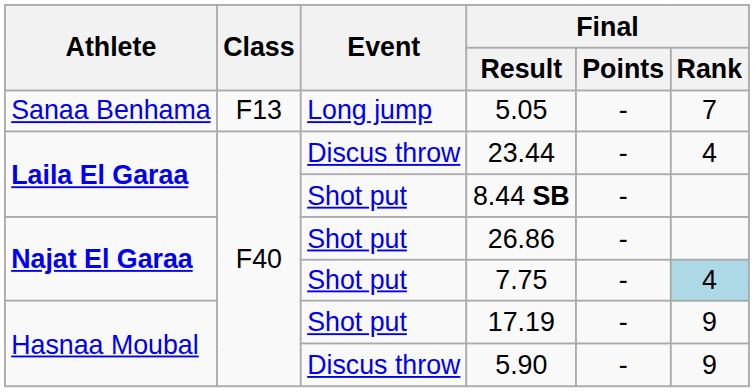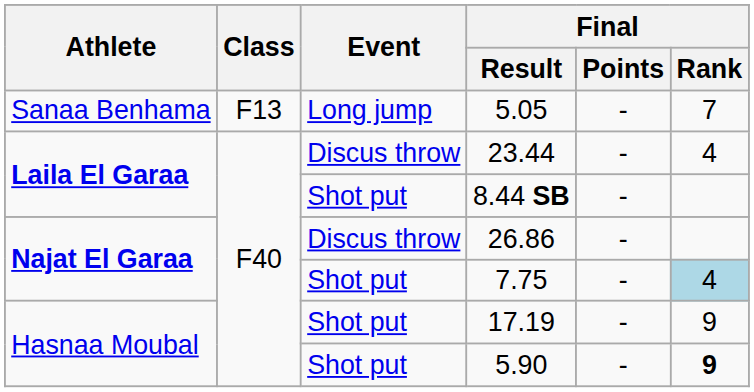(357, 238) Shot put -> (384, 238) Discus throw
(384, 365) Discus throw -> (357, 365) Shot put
(709, 365) normal -> (709, 365) bold
